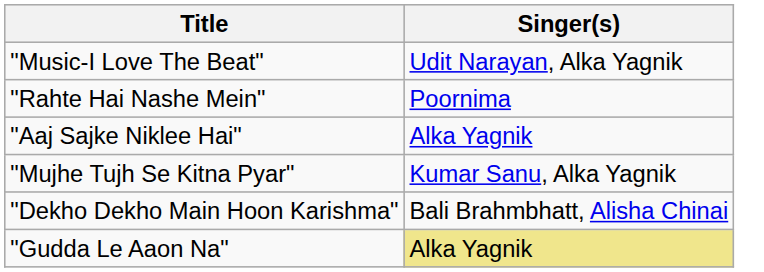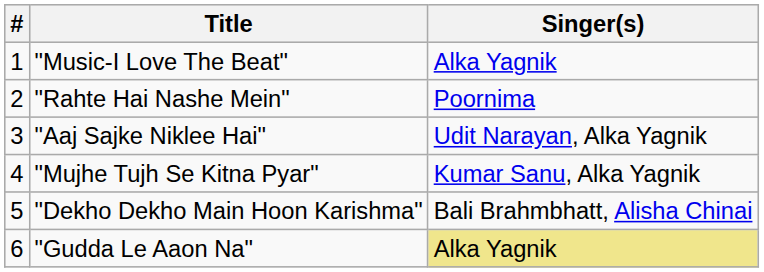+ column: (17, 24)
(546, 61) Udit Narayan, Alka Yagnik -> (495, 61) Alka Yagnik
(471, 136) Alka Yagnik -> (570, 136) Udit Narayan, Alka Yagnik
